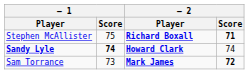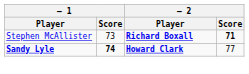(110, 37) 75 -> (110, 37) 73
(230, 50) 74 -> (230, 50) 77
- row: (35, 62)
